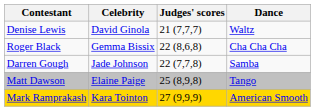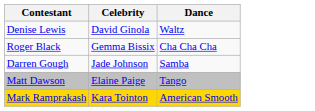- column: (192, 13)
